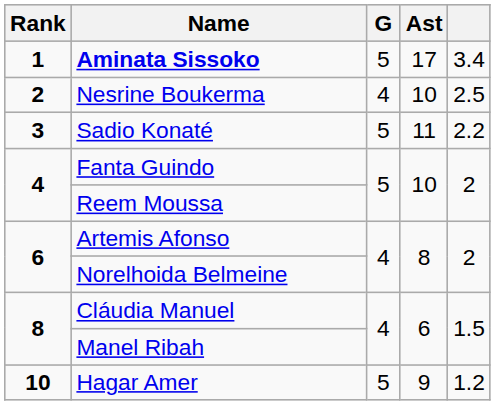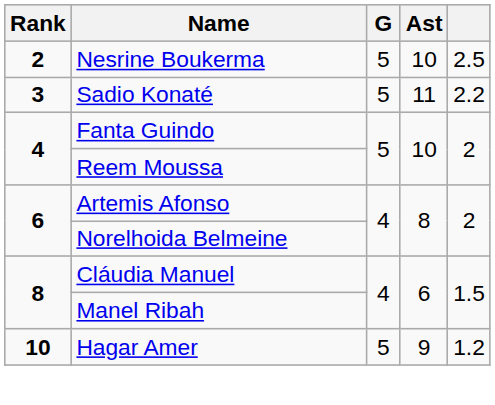- row: (168, 59)
(383, 95) 4 -> (383, 59) 5
